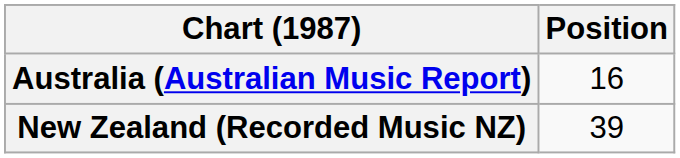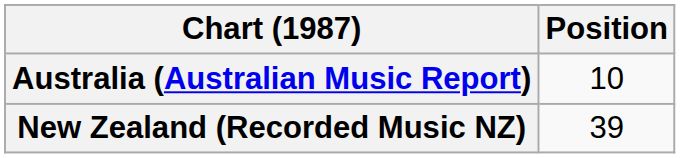(607, 78) 16 -> (607, 78) 10
